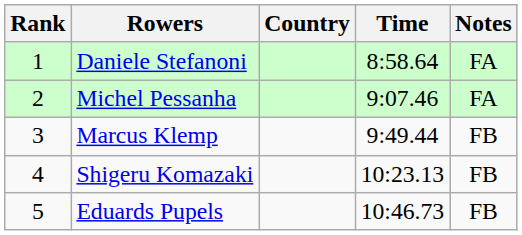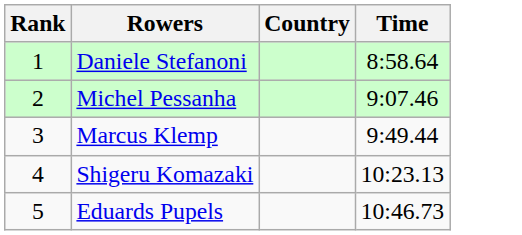- column: (483, 23)
